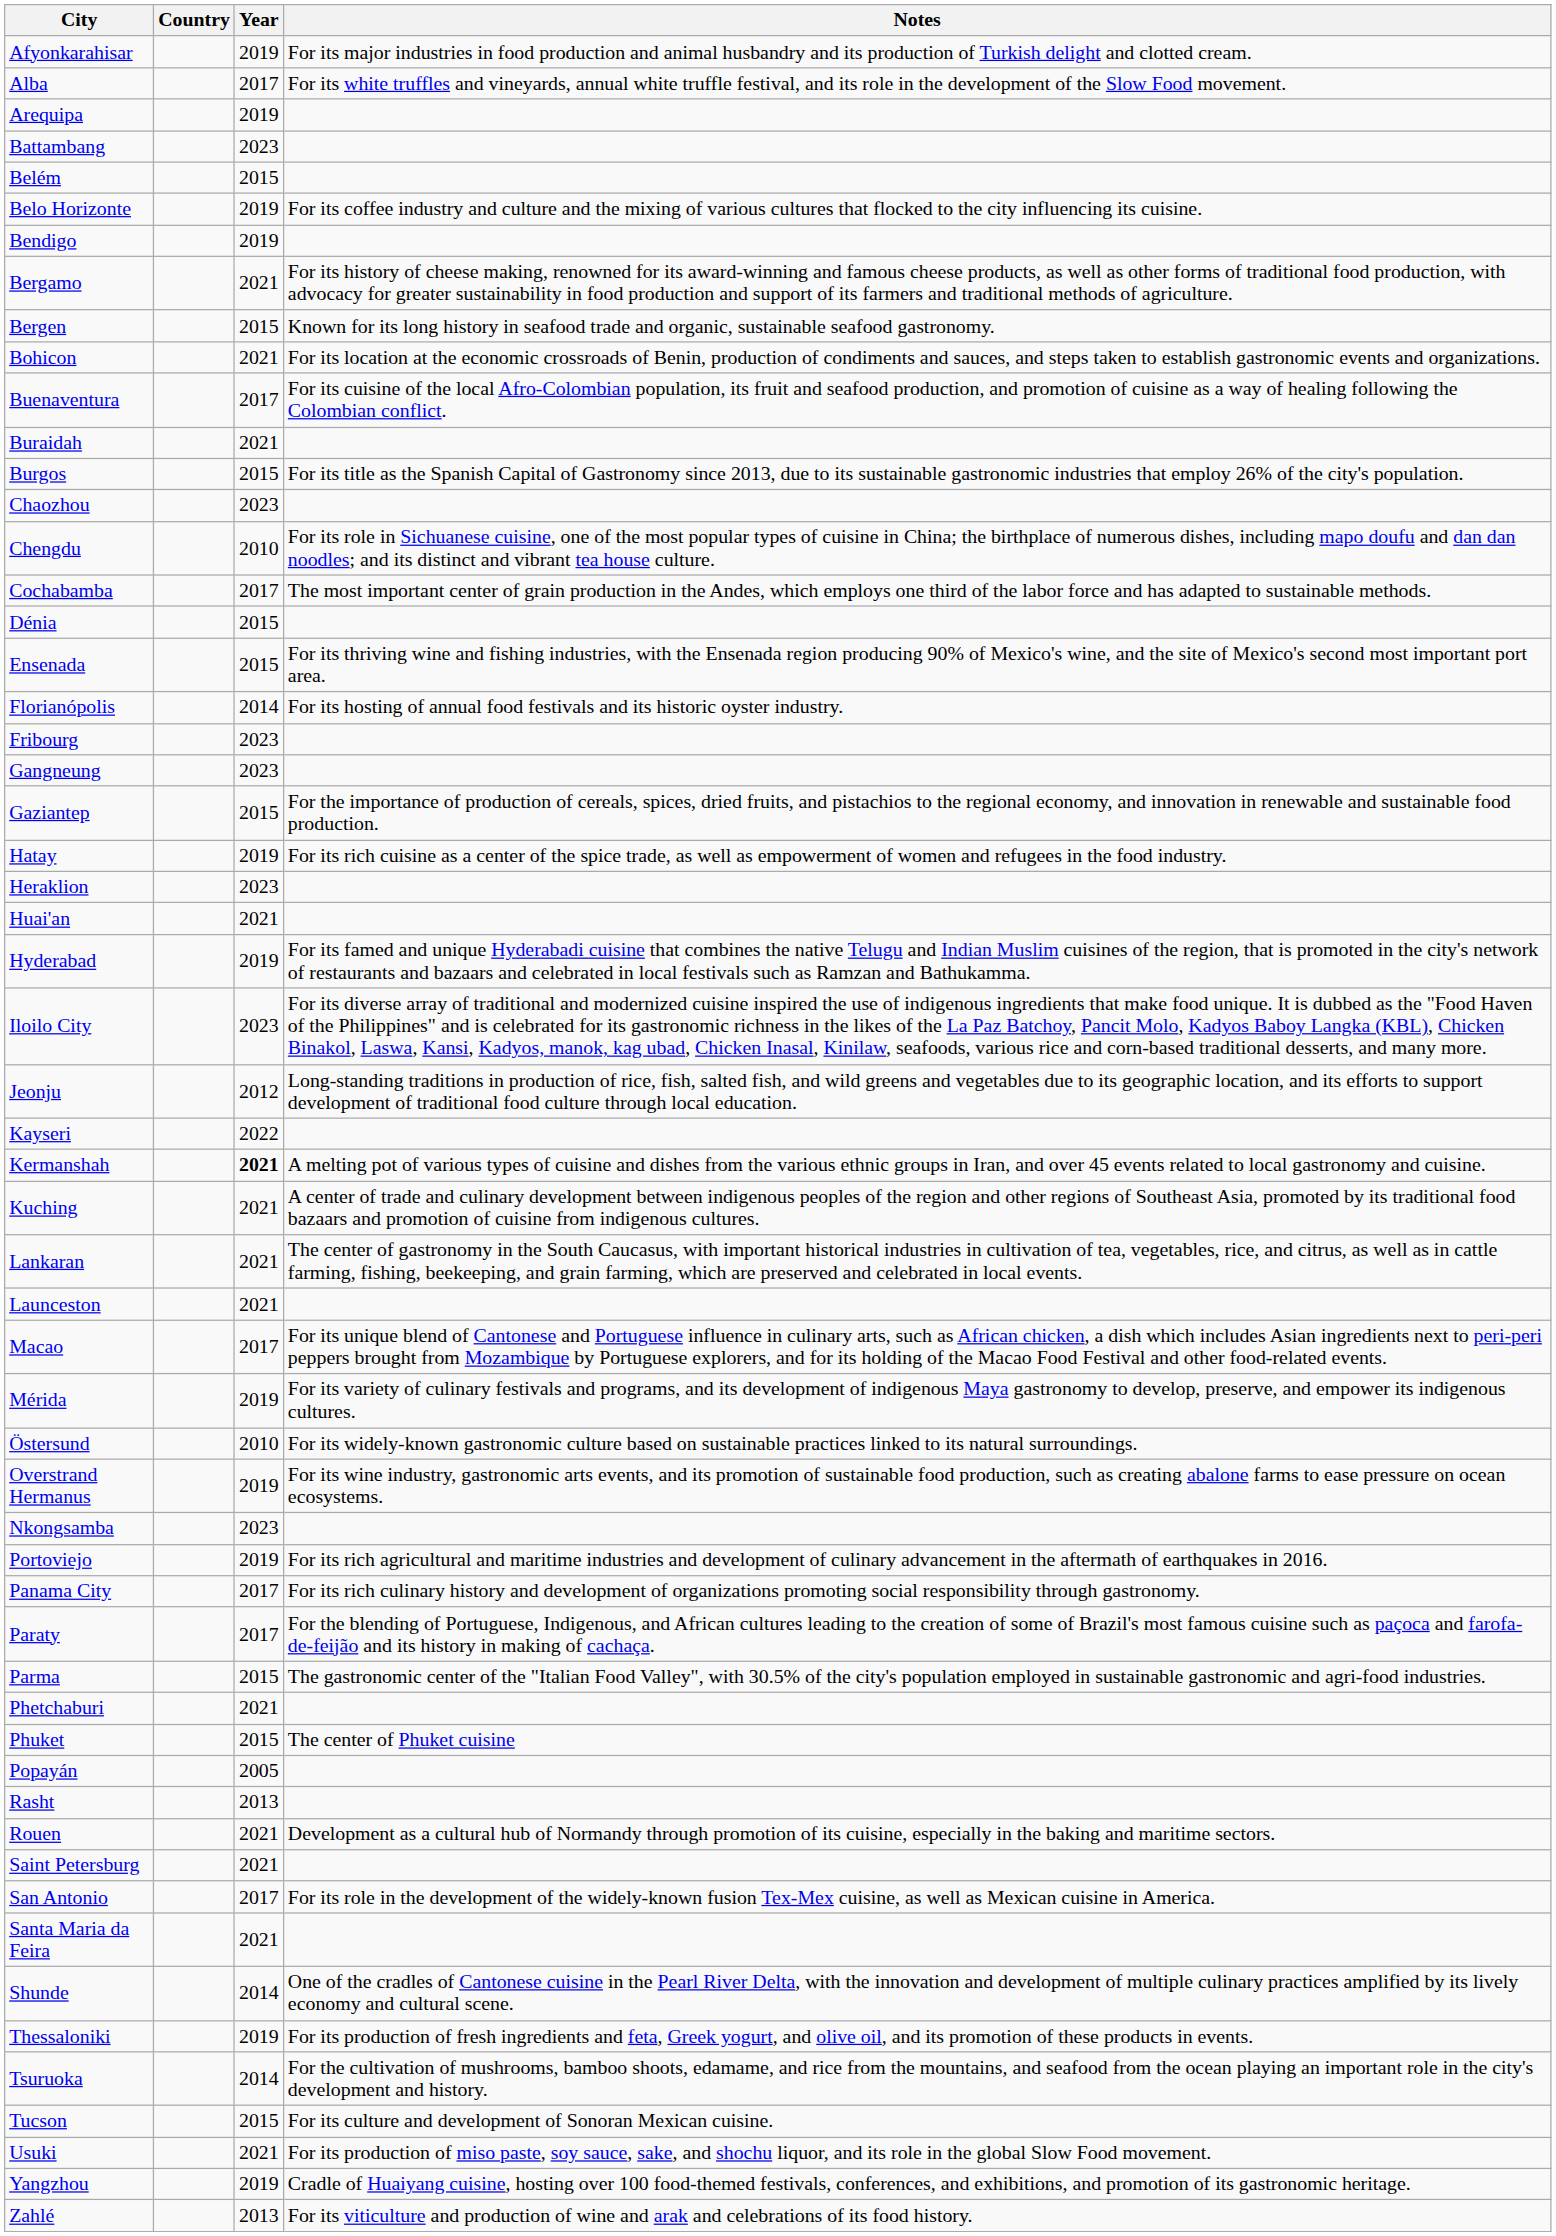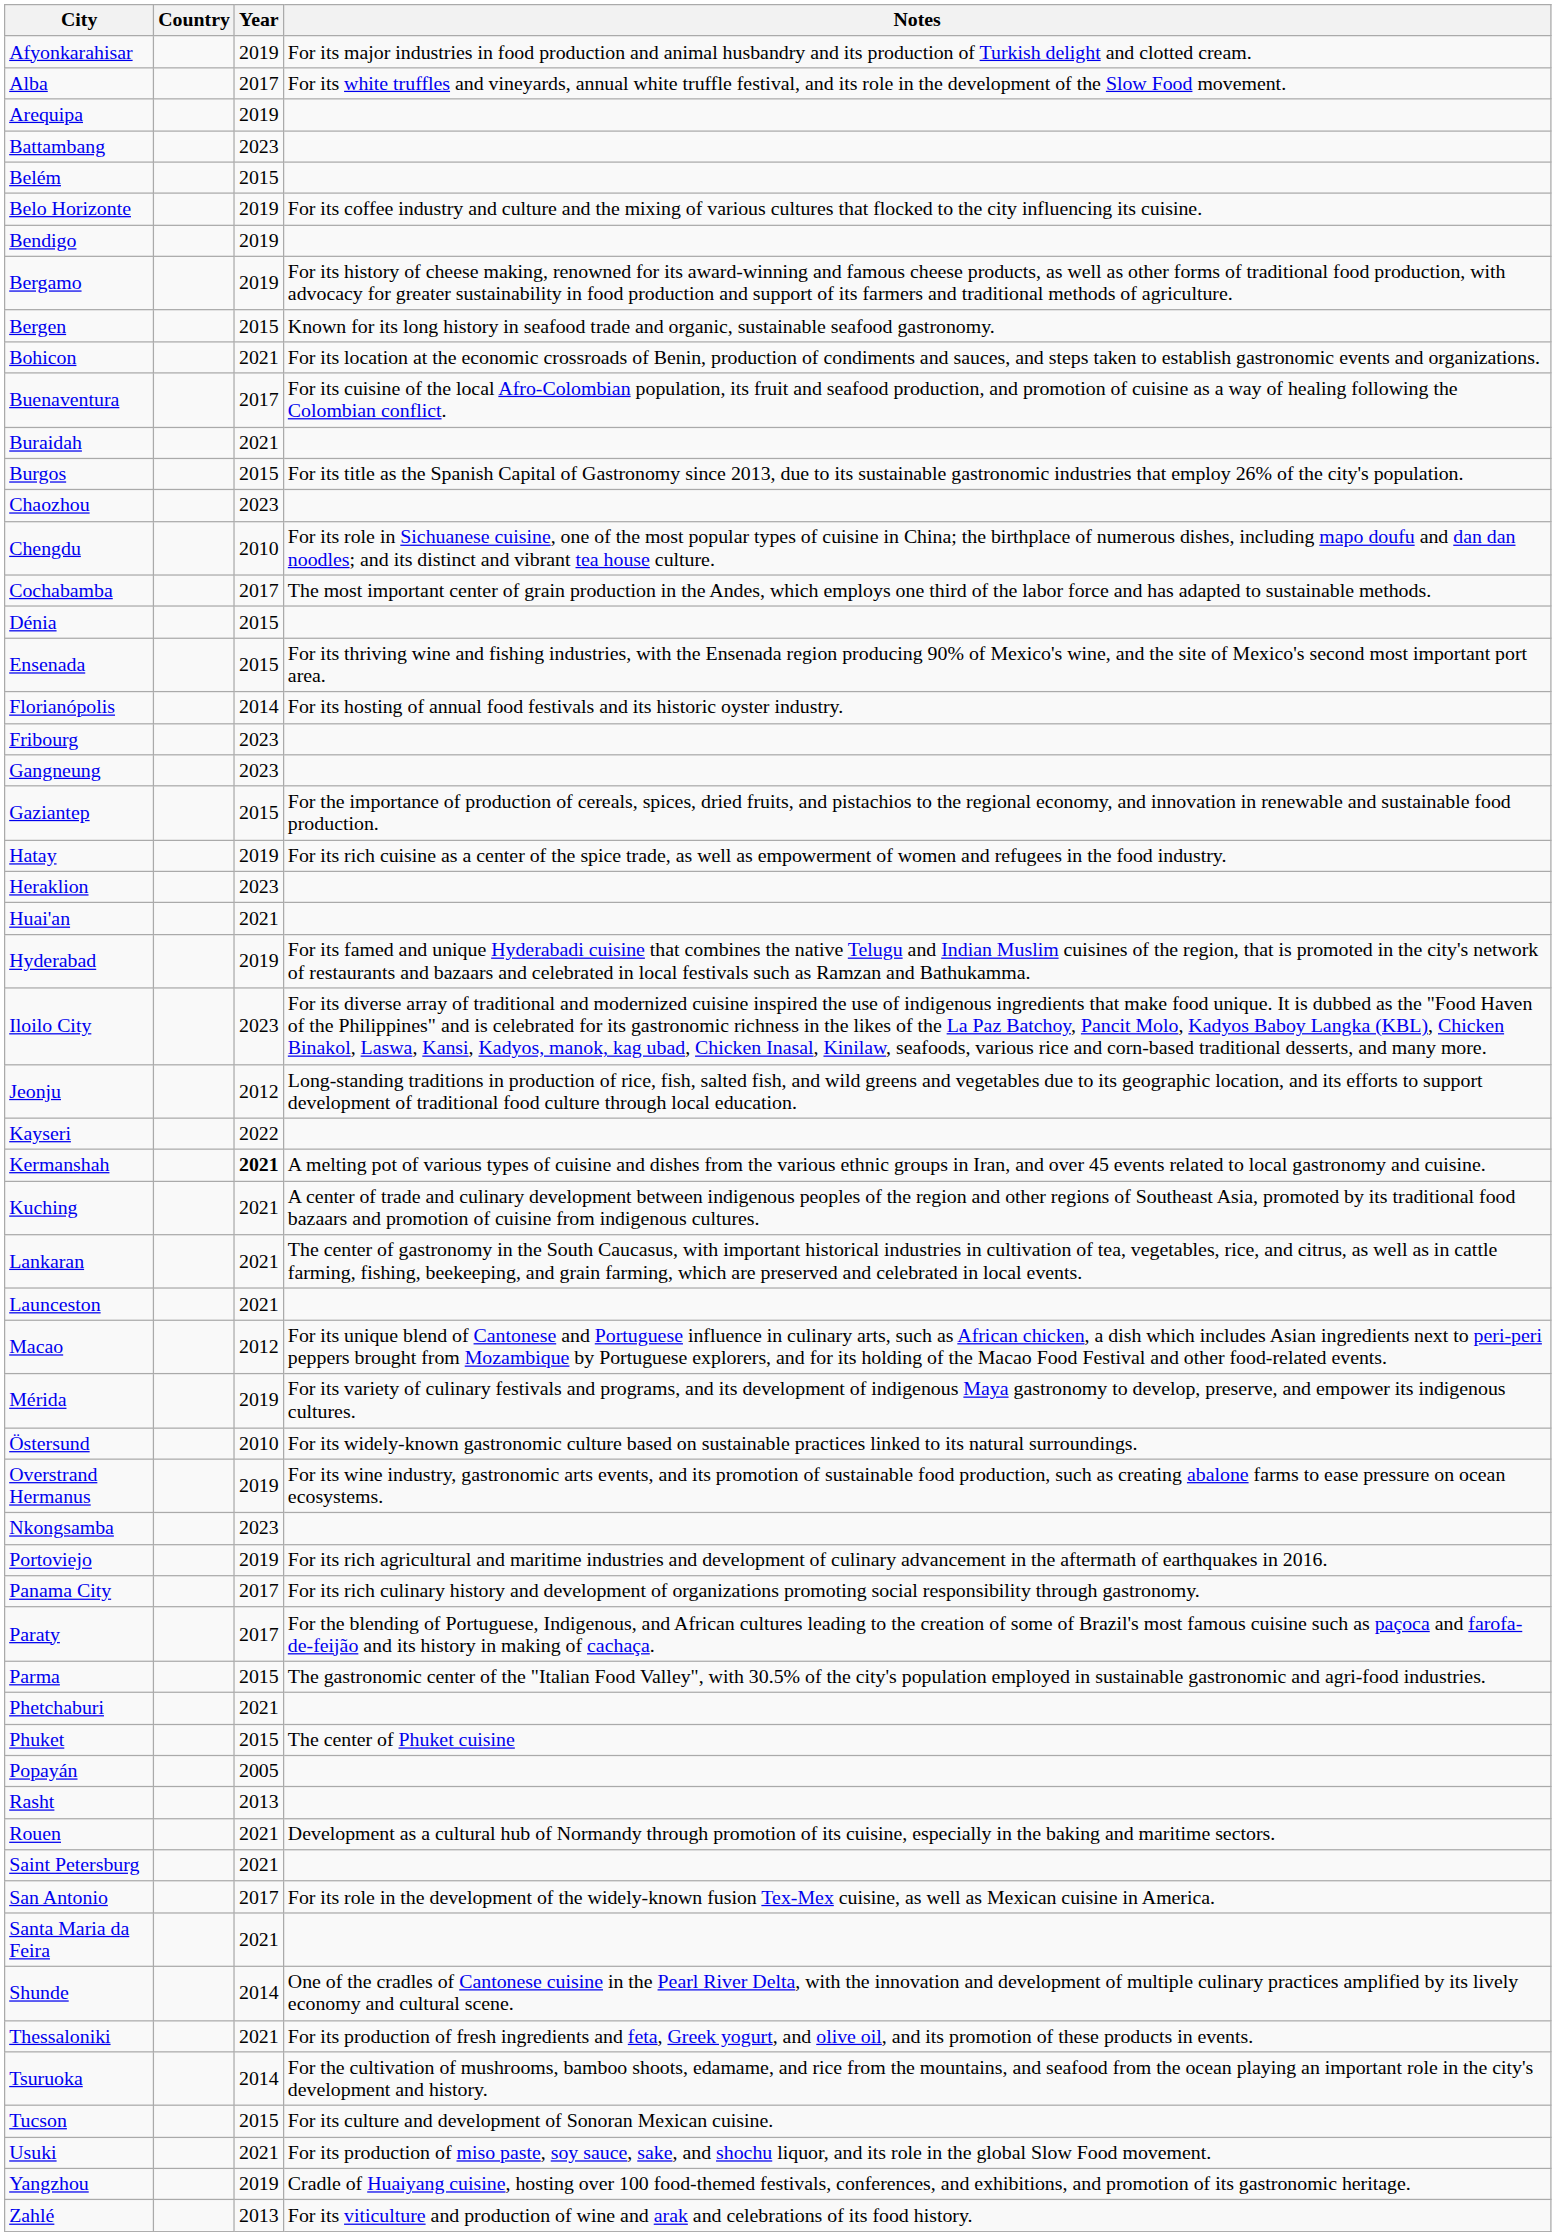(259, 283) 2021 -> (259, 283) 2019
(259, 1346) 2017 -> (259, 1346) 2012
(259, 2035) 2019 -> (259, 2035) 2021
